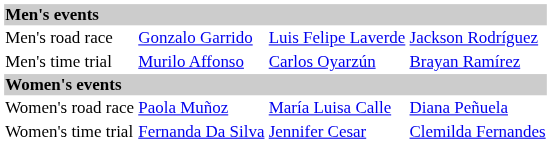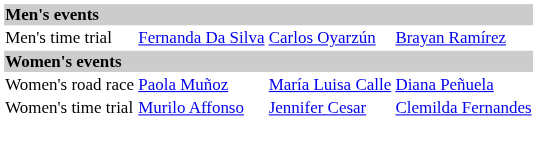- row: (59, 38)
(191, 61) Murilo Affonso -> (201, 38) Fernanda Da Silva
(201, 131) Fernanda Da Silva -> (191, 107) Murilo Affonso
